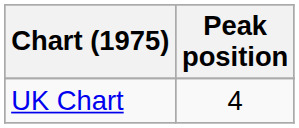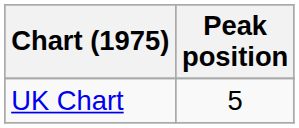(235, 100) 4 -> (235, 100) 5
